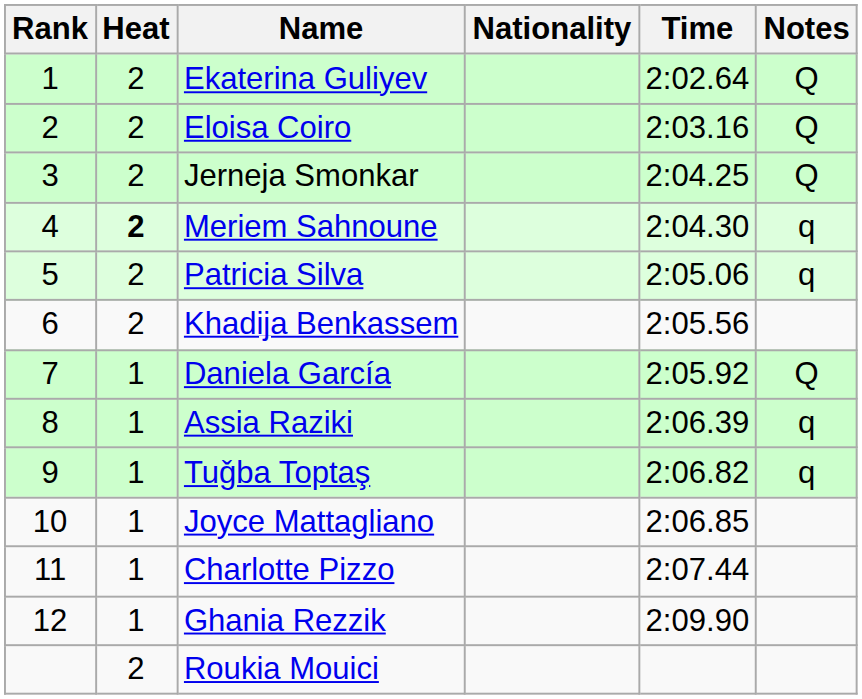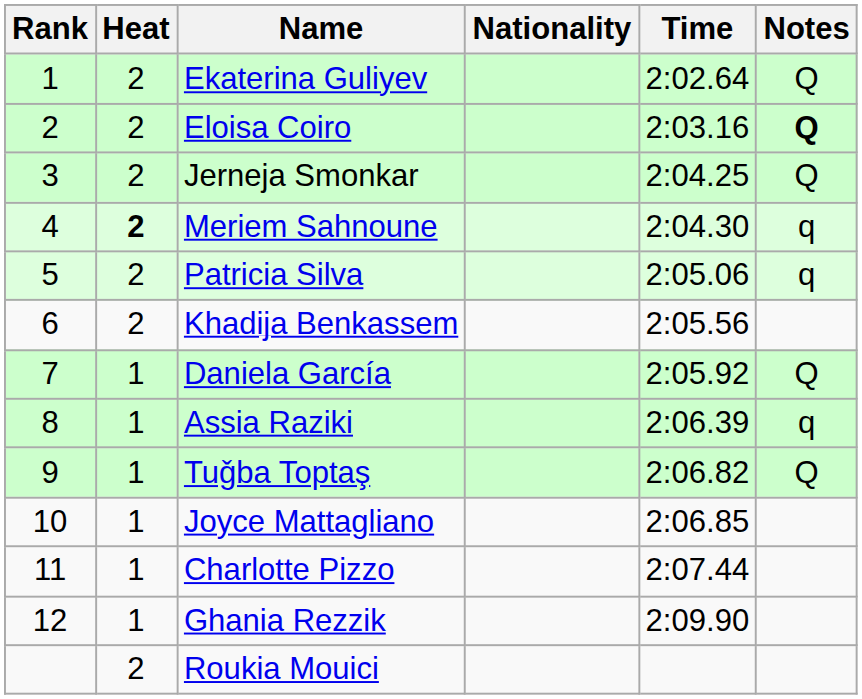(807, 127) normal -> (807, 127) bold
(807, 472) q -> (807, 472) Q
